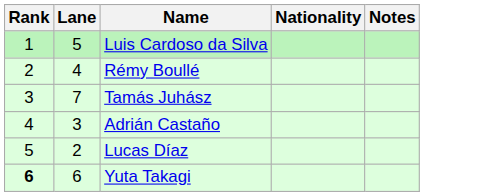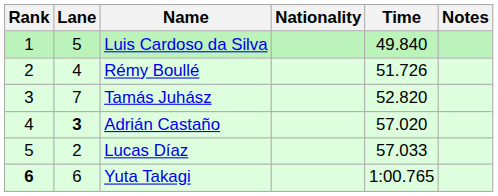+ column: (402, 17)
(77, 124) normal -> (77, 124) bold
